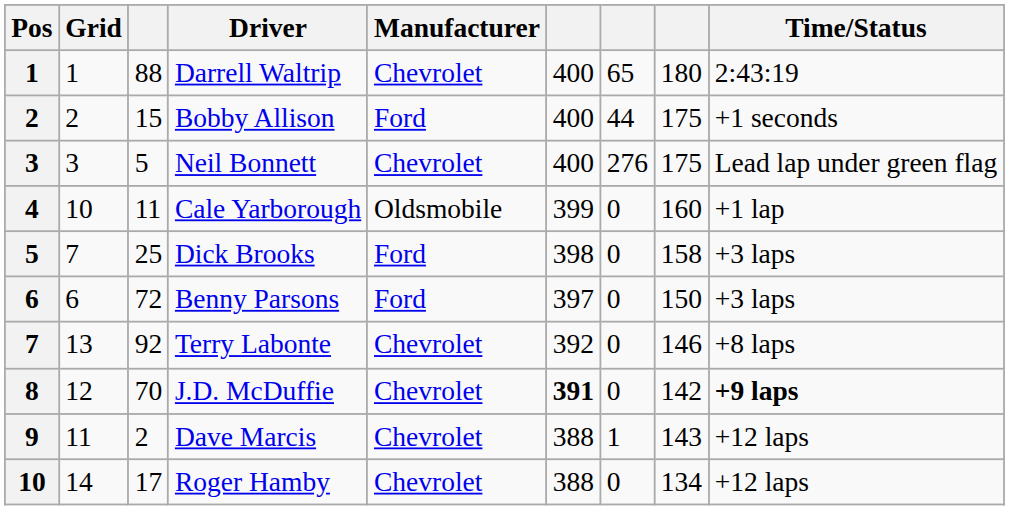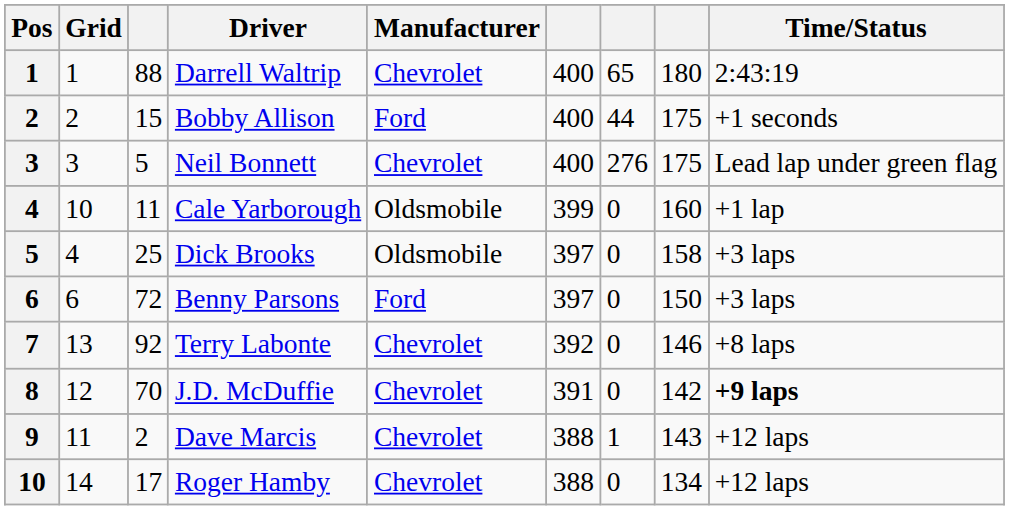(72, 254) 7 -> (72, 254) 4
(400, 254) Ford -> (438, 254) Oldsmobile
(573, 254) 398 -> (573, 254) 397
(573, 390) bold -> (573, 390) normal
